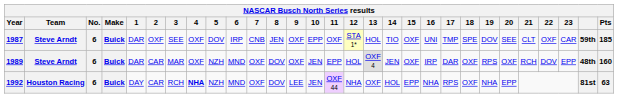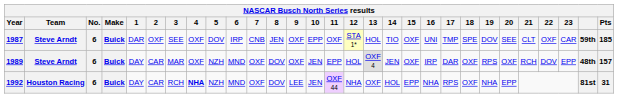(136, 61) DAR -> (136, 61) DAY
(606, 61) 160 -> (606, 61) 157
(606, 82) 63 -> (606, 82) 31
